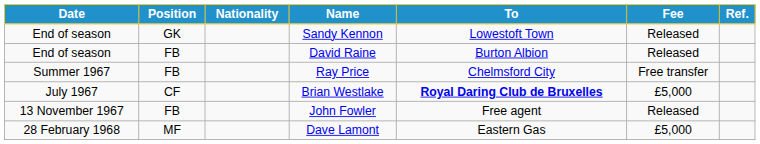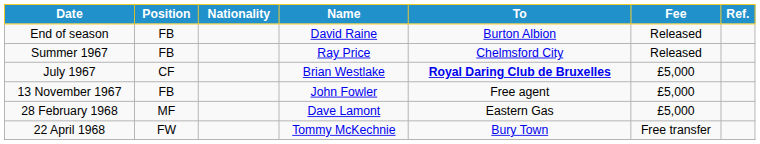- row: (343, 34)
(673, 72) Free transfer -> (676, 53) Released
(673, 111) Released -> (676, 92) £5,000
+ row: (344, 131)
